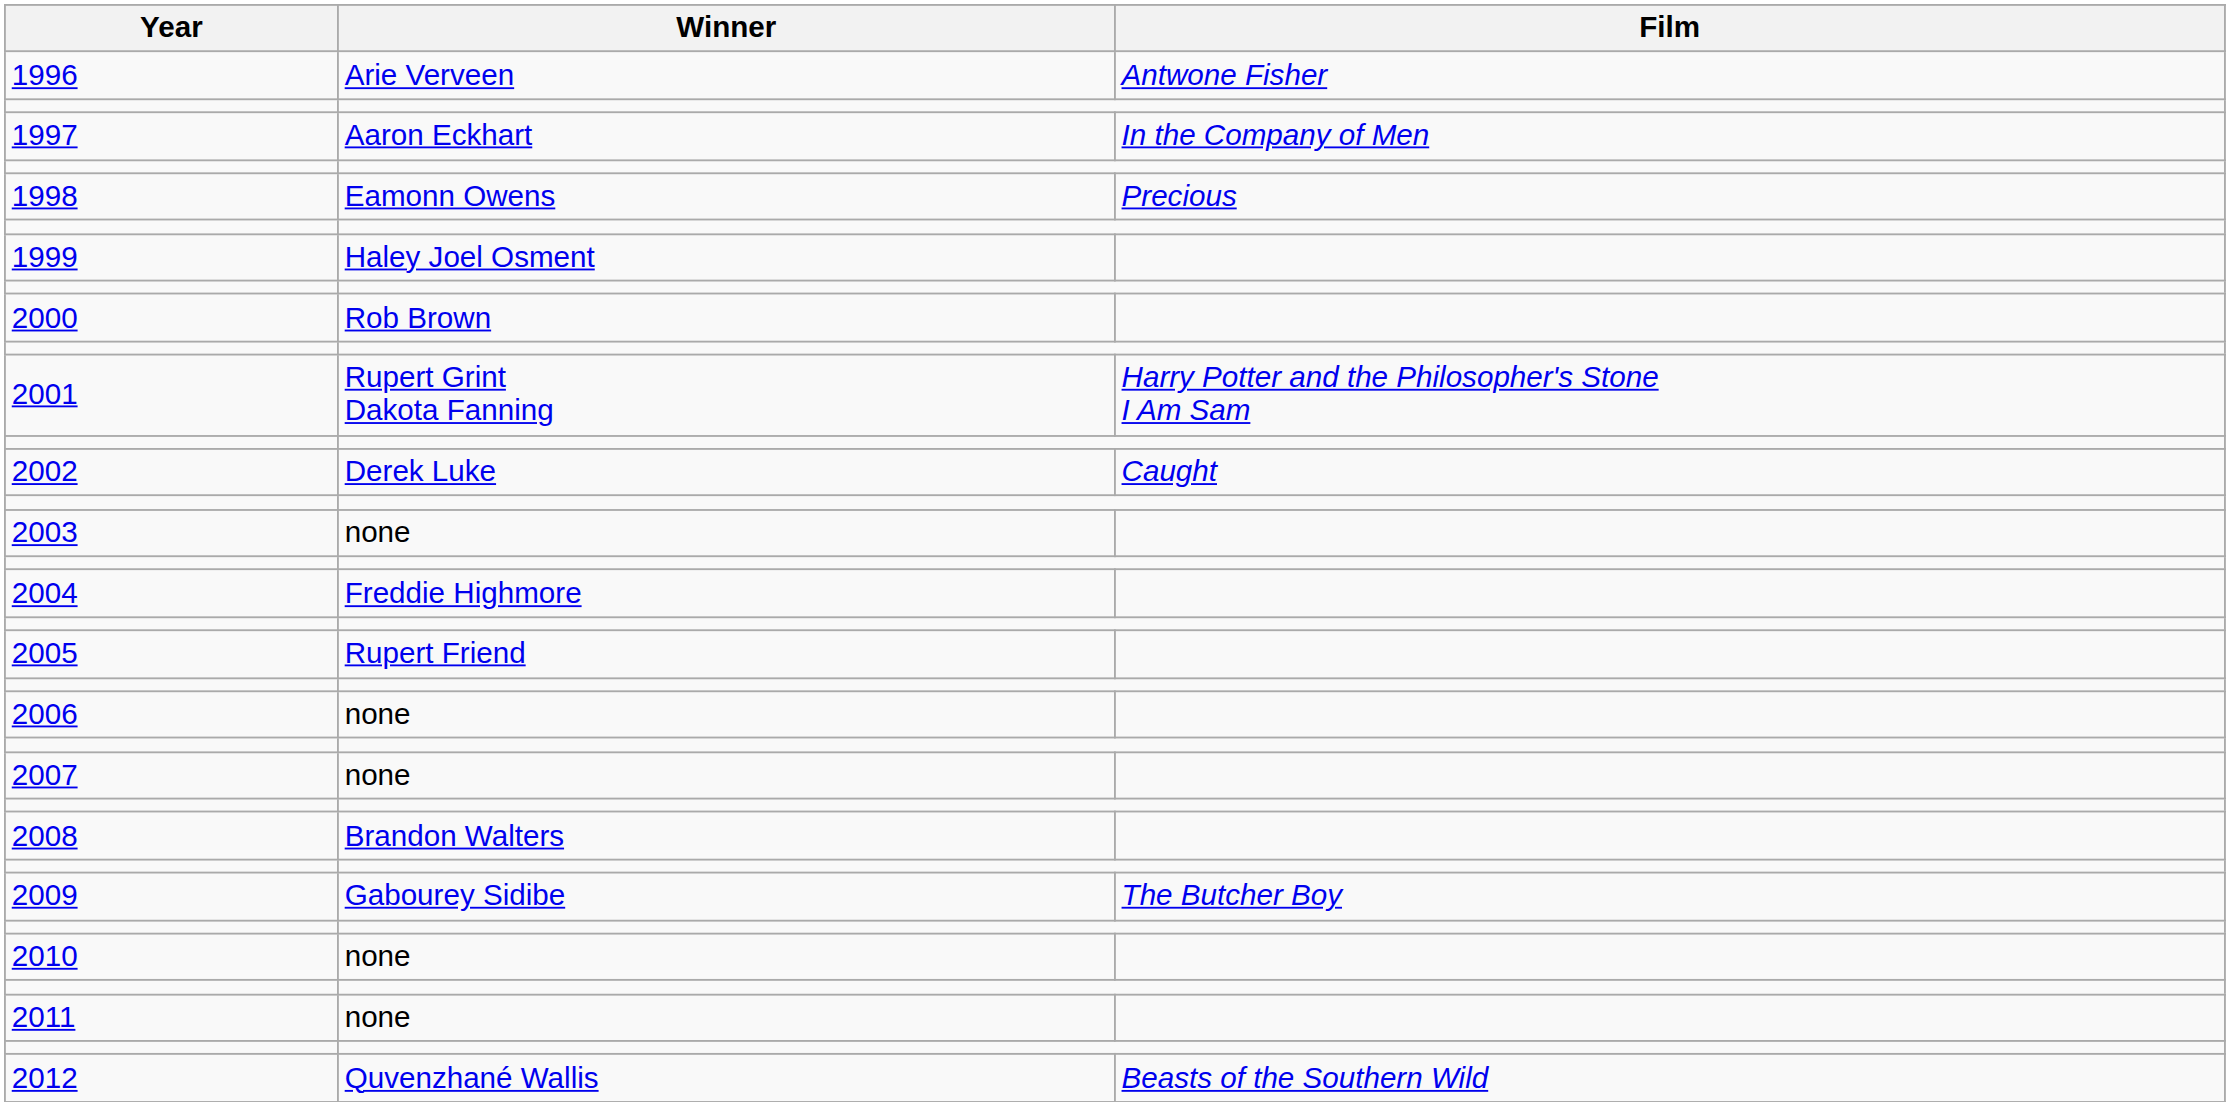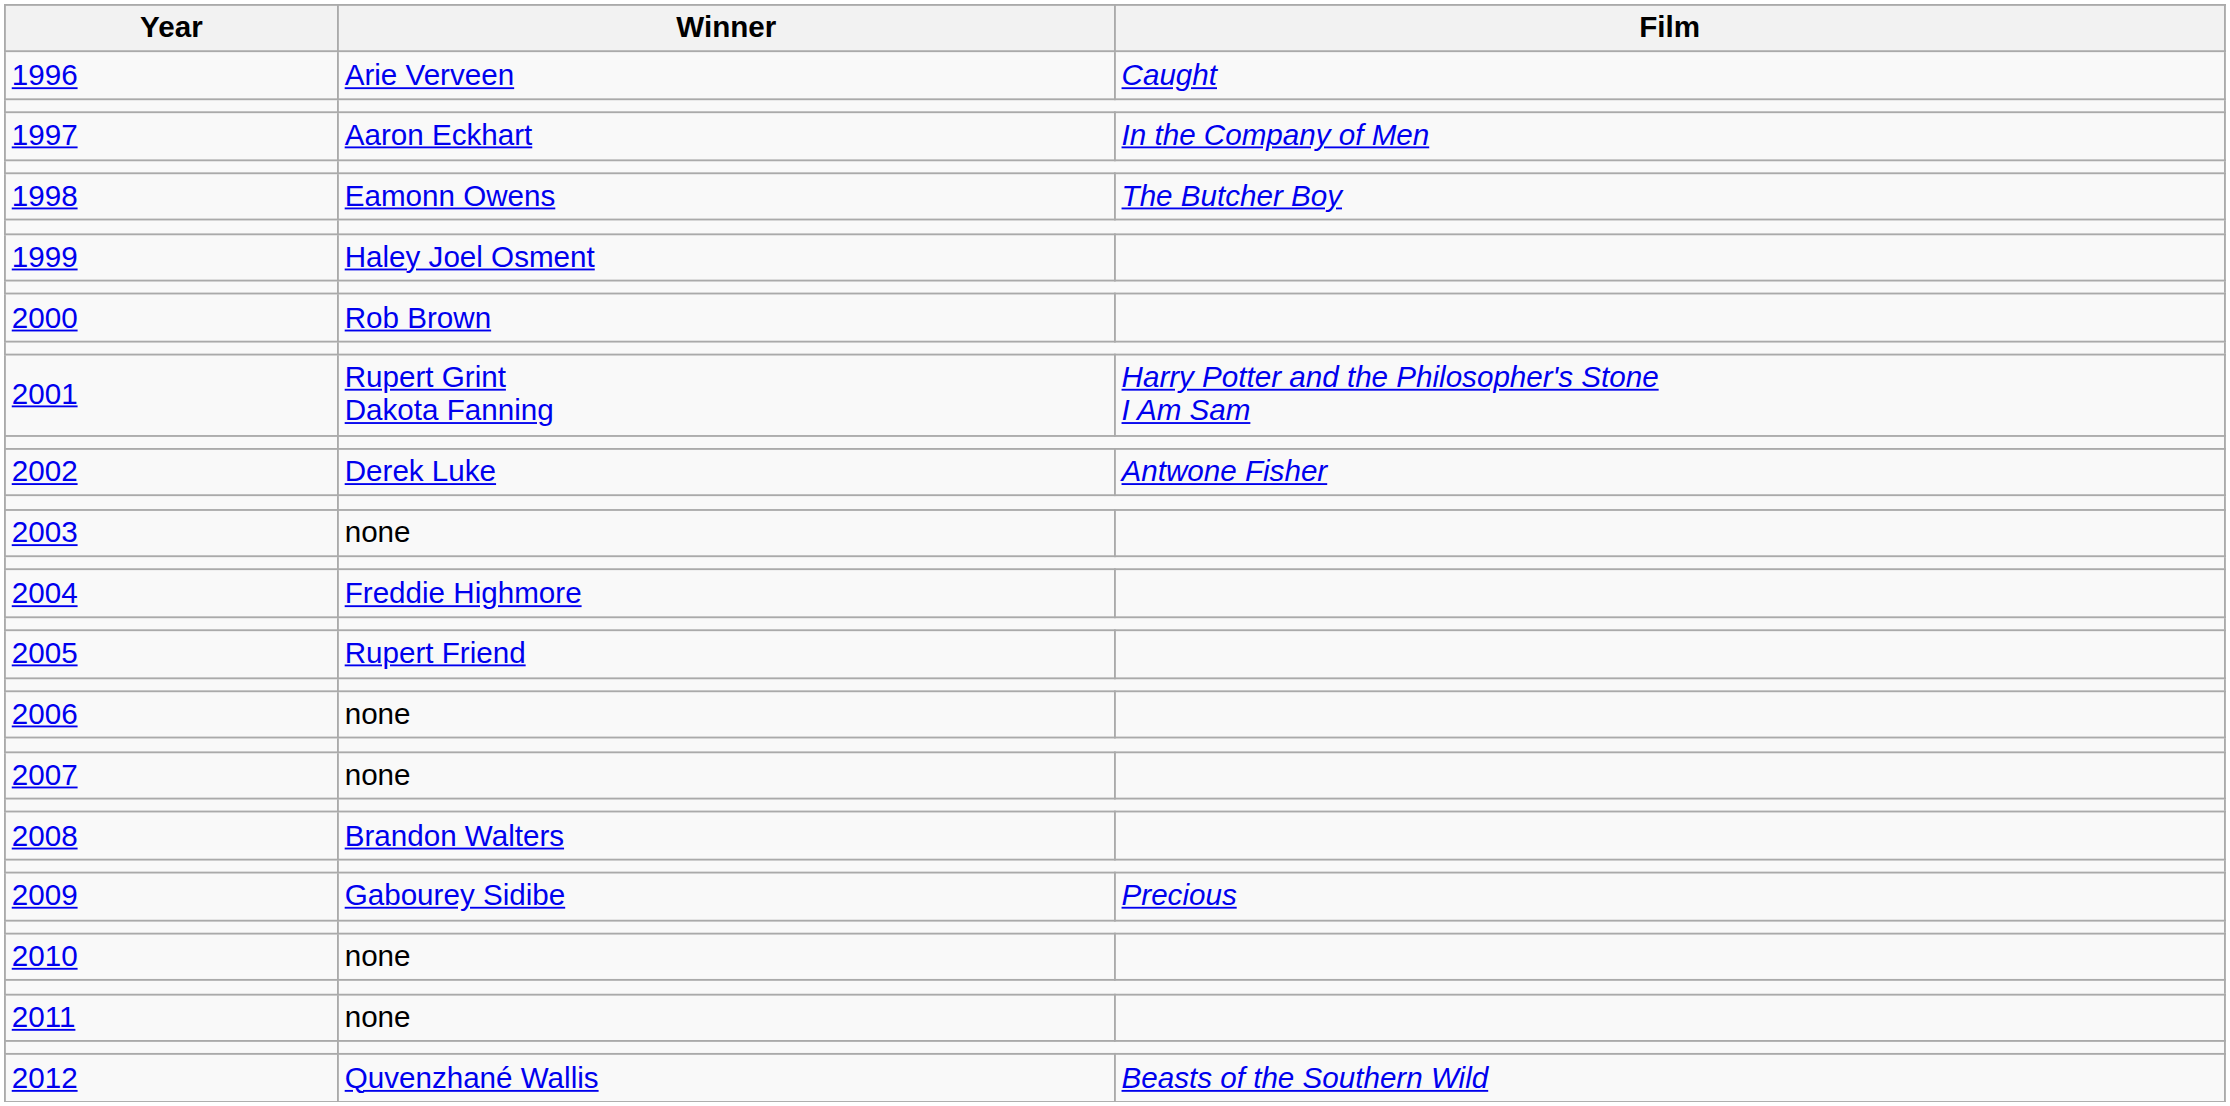(1224, 74) Antwone Fisher -> (1169, 74) Caught
(1179, 196) Precious -> (1232, 196) The Butcher Boy
(1169, 471) Caught -> (1224, 471) Antwone Fisher
(1232, 895) The Butcher Boy -> (1179, 895) Precious
